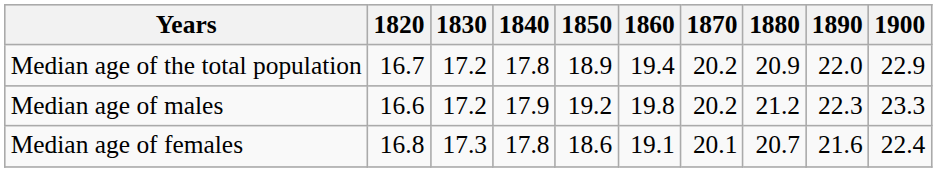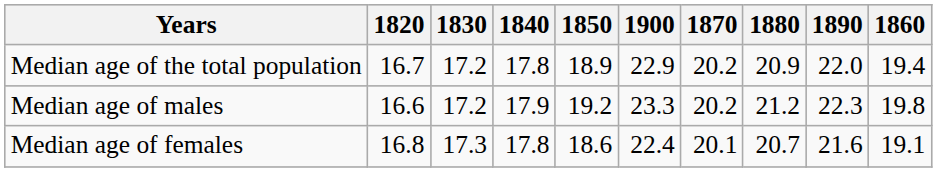columns swapped: (649, 24) <-> (900, 24)
